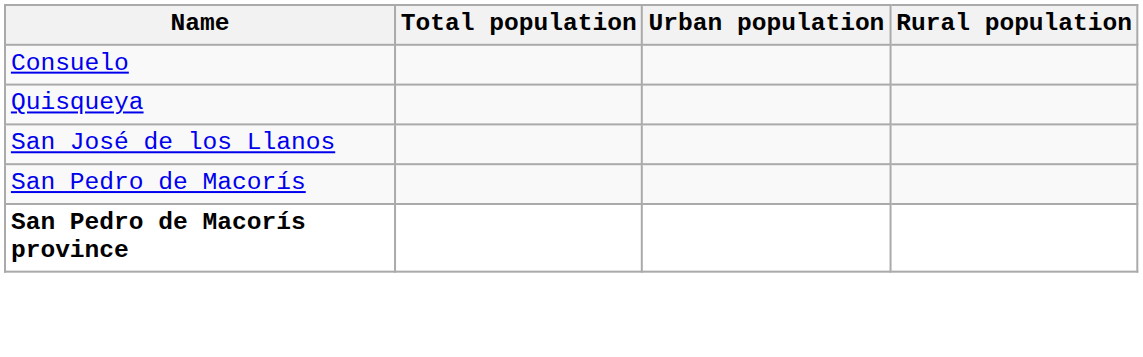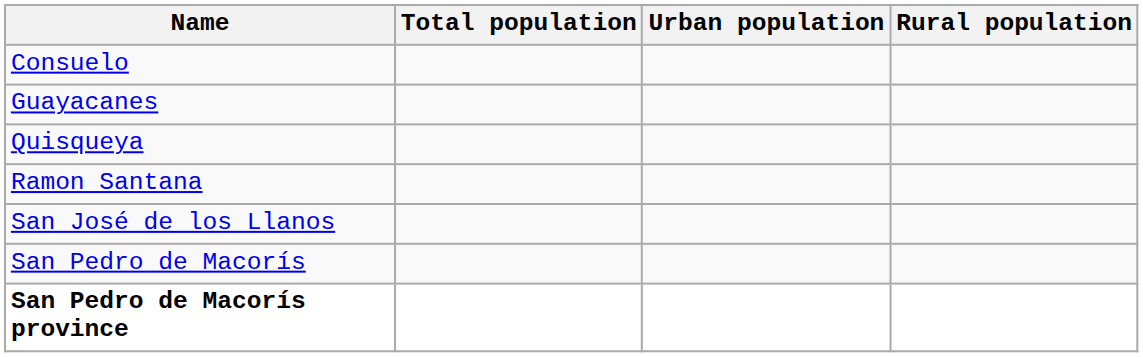+ row: (85, 105)
+ row: (107, 184)
